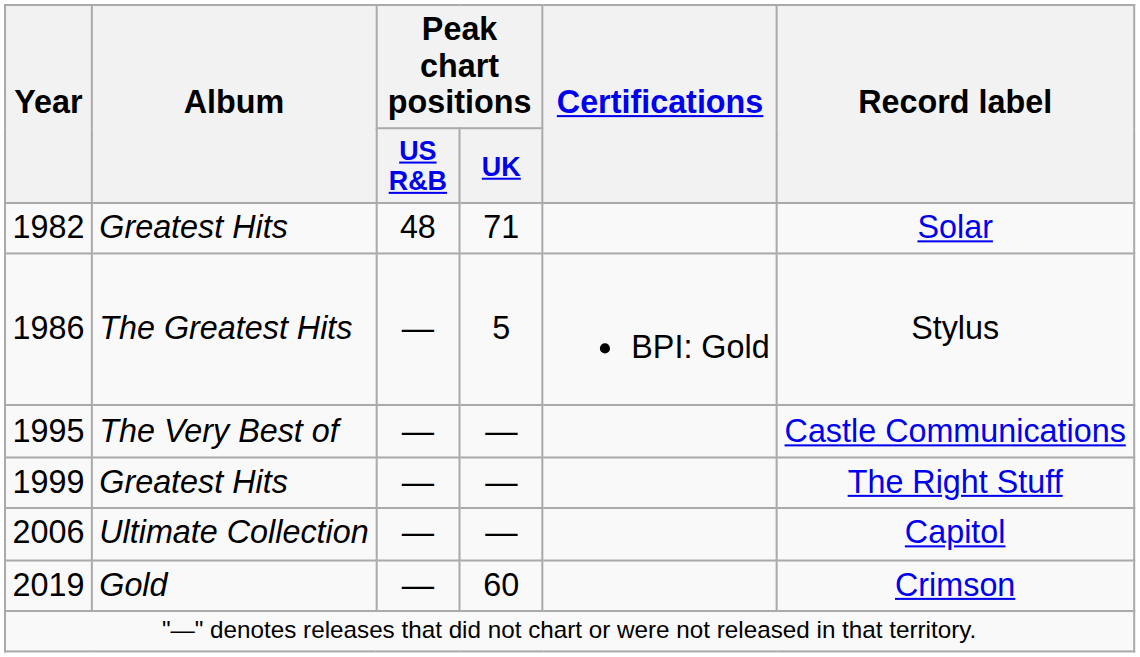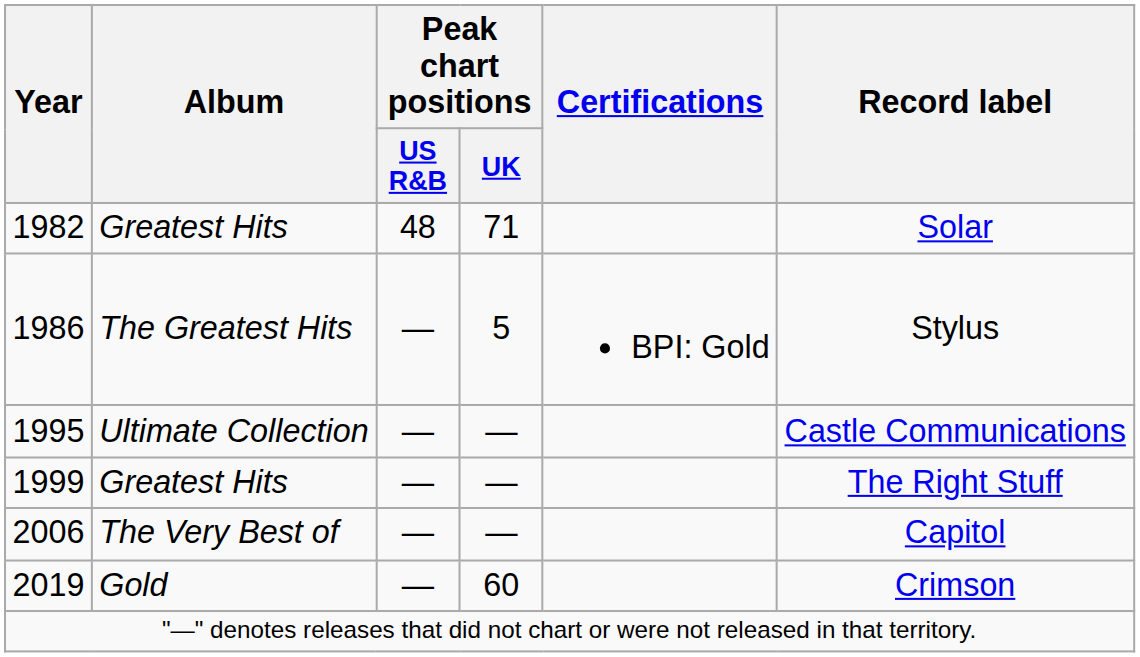(219, 430) The Very Best of -> (234, 430) Ultimate Collection
(234, 533) Ultimate Collection -> (219, 533) The Very Best of
